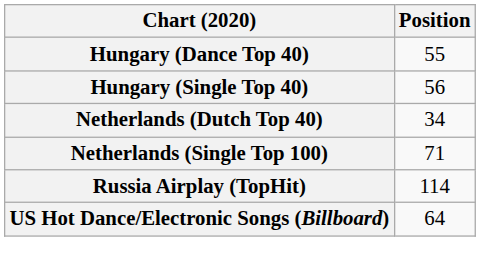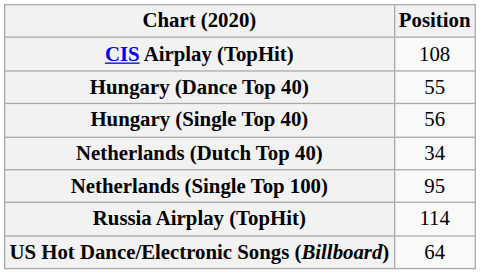+ row: (199, 53)
(435, 152) 71 -> (435, 185) 95
